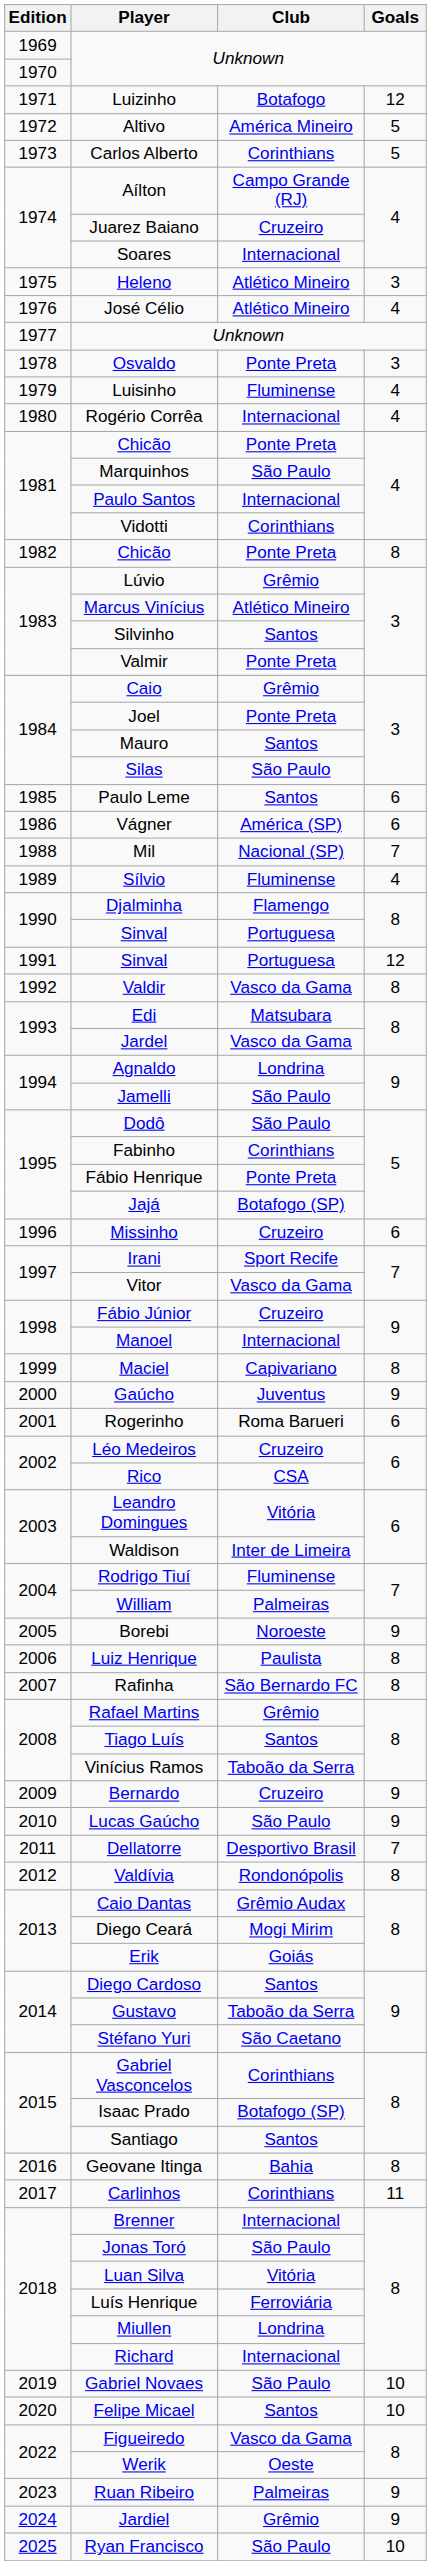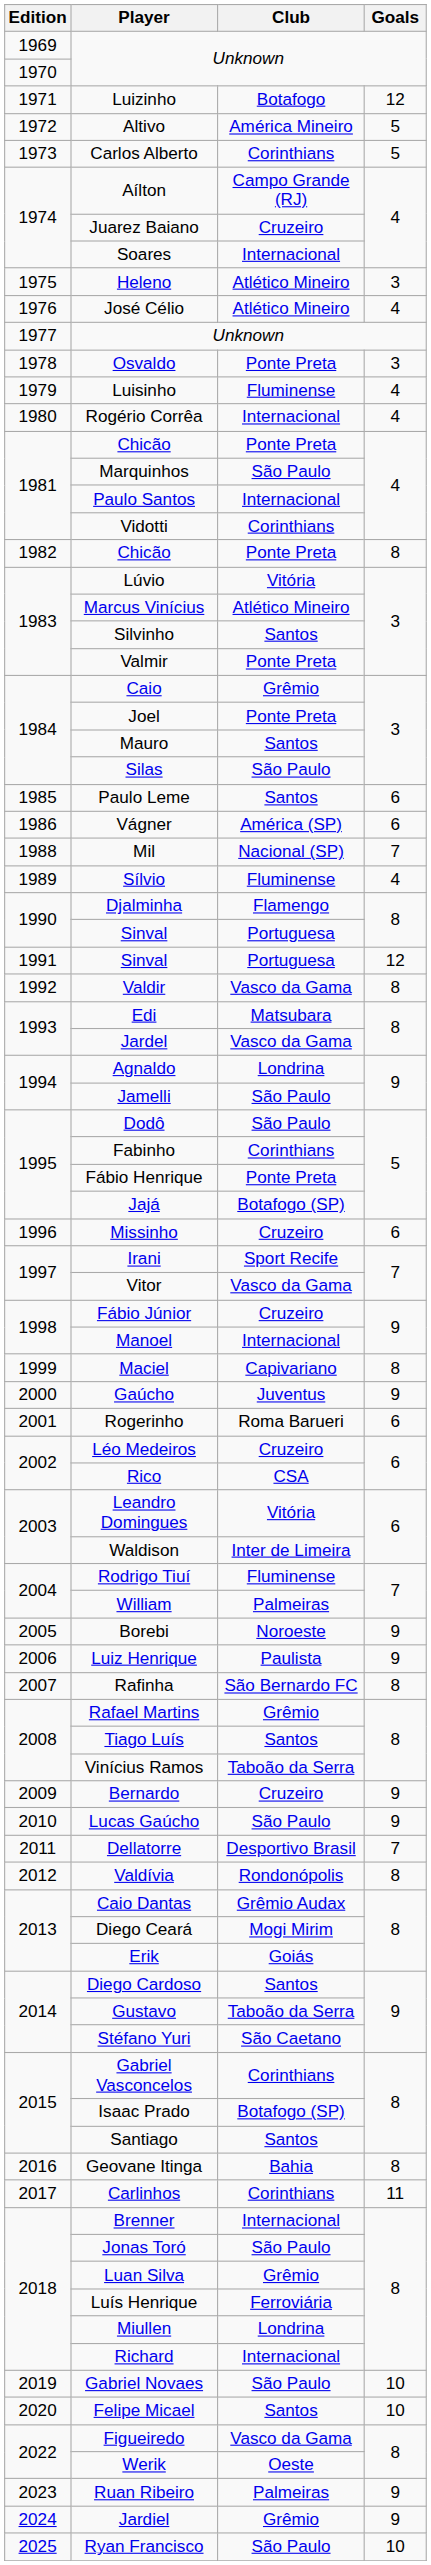(291, 580) Grêmio -> (291, 580) Vitória
(395, 1658) 8 -> (395, 1658) 9
(291, 2275) Vitória -> (291, 2275) Grêmio
